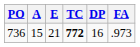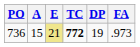(54, 33) no background -> (54, 33) khaki background
(97, 33) 16 -> (97, 33) 19
